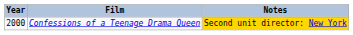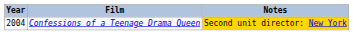(16, 24) 2000 -> (16, 24) 2004
